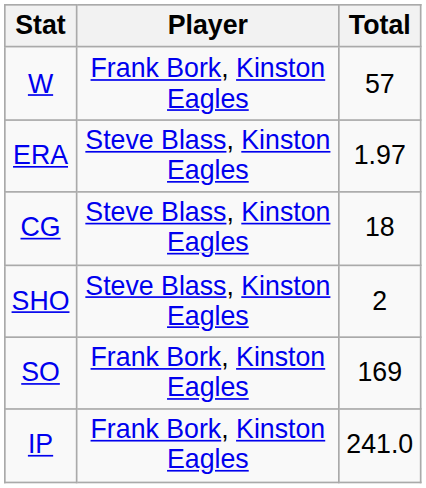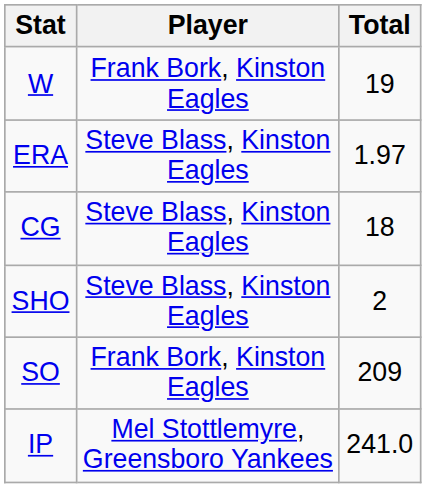(380, 83) 57 -> (380, 83) 19
(380, 372) 169 -> (380, 372) 209
(208, 445) Frank Bork, Kinston Eagles -> (208, 445) Mel Stottlemyre, Greensboro Yankees
